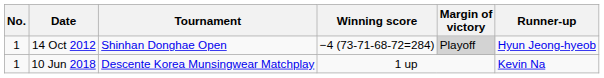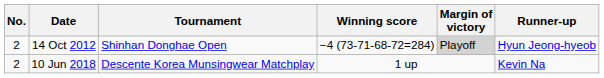(17, 45) 1 -> (17, 45) 2
(17, 64) 1 -> (17, 64) 2
